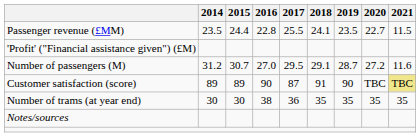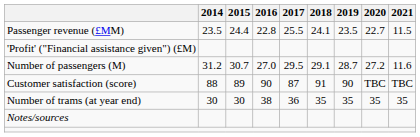(212, 83) 89 -> (212, 83) 88
(402, 83) khaki background -> (402, 83) no background
